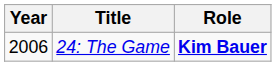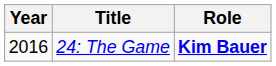(28, 46) 2006 -> (28, 46) 2016
